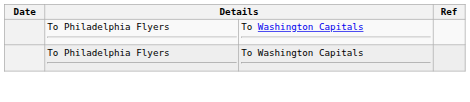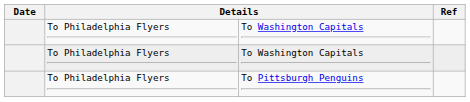+ row: (25, 84)
